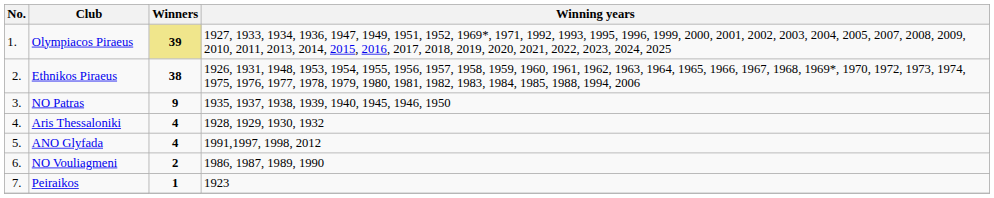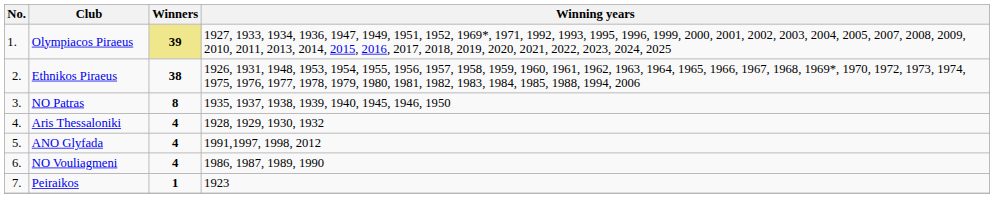(175, 103) 9 -> (175, 103) 8
(175, 163) 2 -> (175, 163) 4
